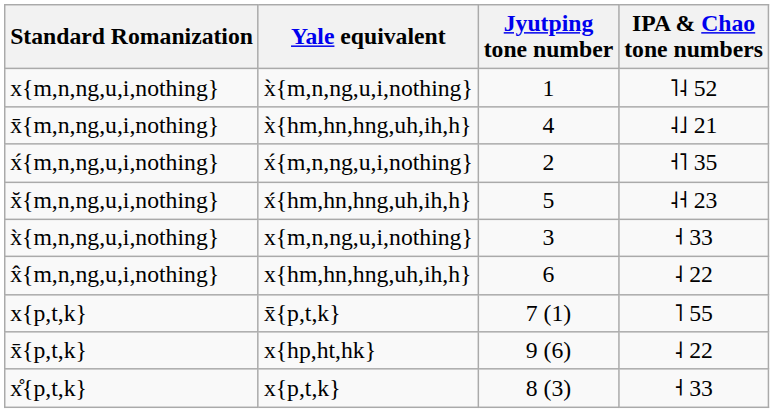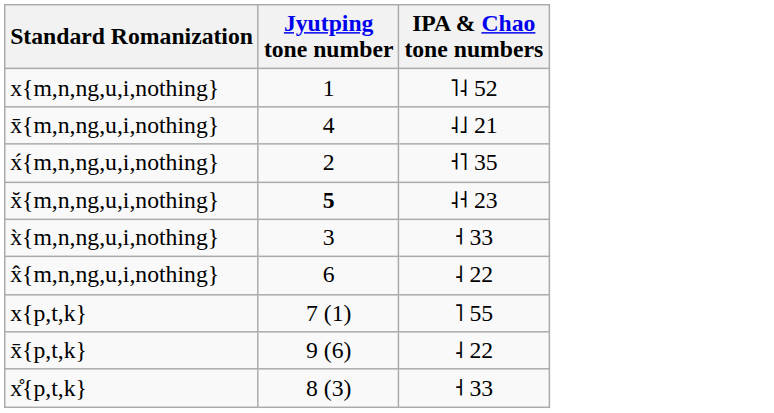- column: (368, 36)
(548, 200) normal -> (329, 200) bold
